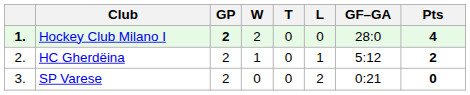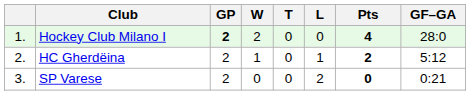columns swapped: (368, 15) <-> (433, 15)
(20, 36) bold -> (20, 36) normal
